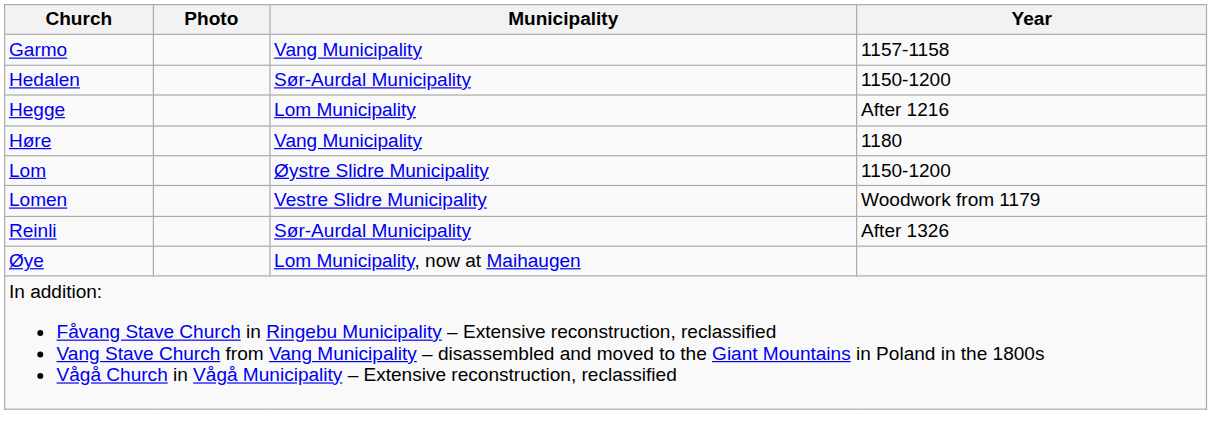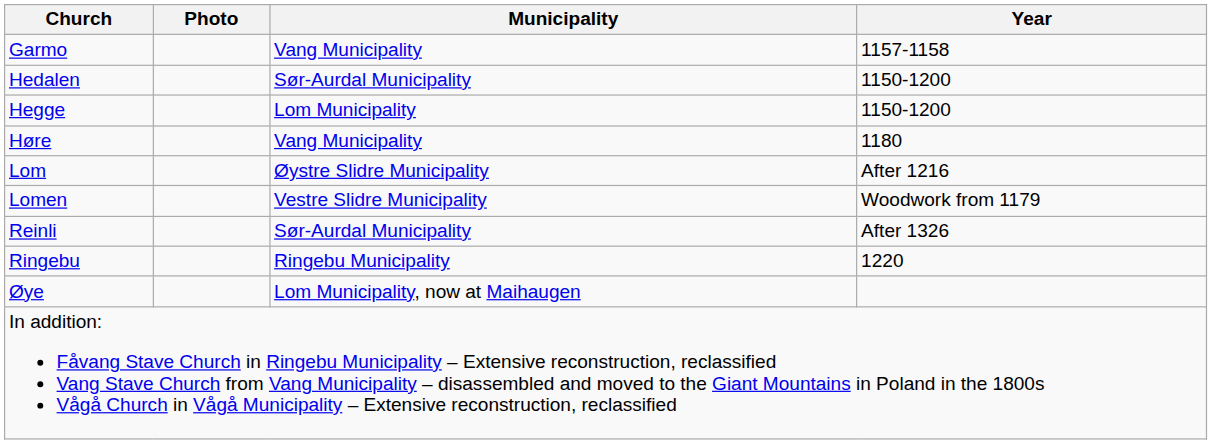(905, 110) After 1216 -> (906, 110) 1150-1200
(906, 170) 1150-1200 -> (905, 170) After 1216
+ row: (44, 261)
